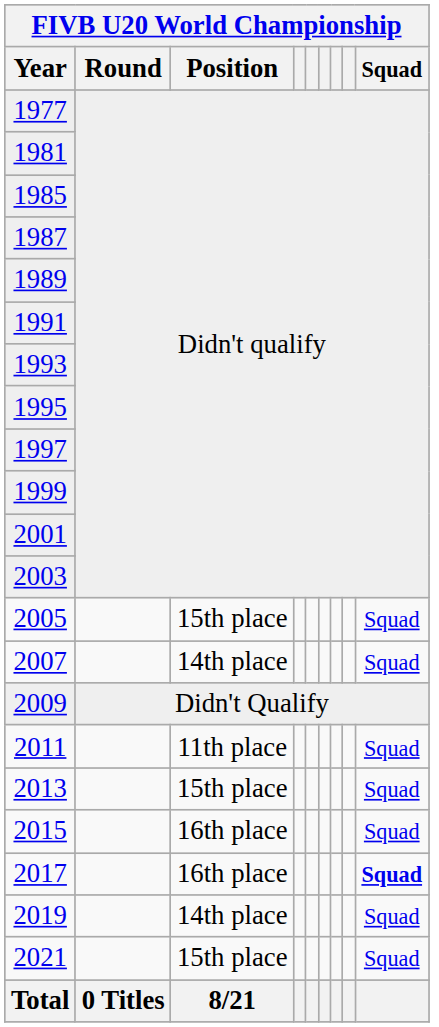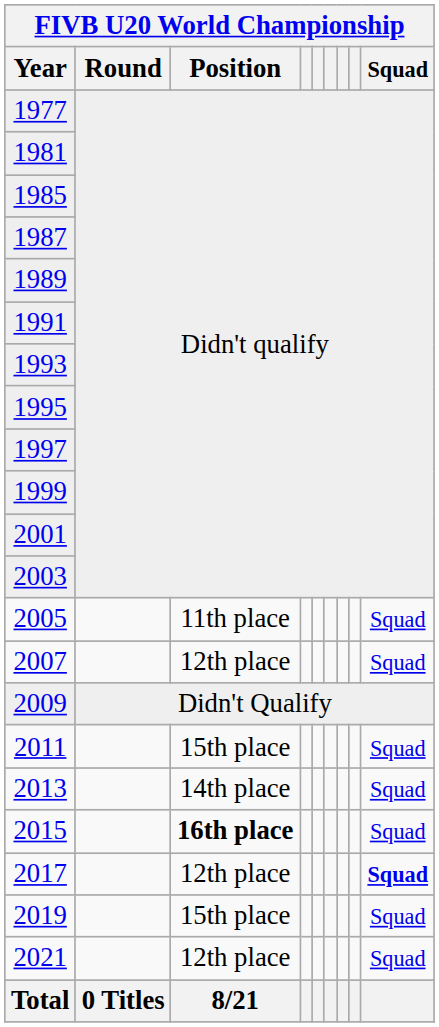(232, 618) 15th place -> (235, 618) 11th place
(232, 661) 14th place -> (235, 661) 12th place
(232, 746) 11th place -> (235, 746) 15th place
(232, 788) 15th place -> (235, 788) 14th place
(232, 830) normal -> (235, 830) bold
(232, 873) 16th place -> (235, 873) 12th place
(232, 915) 14th place -> (235, 915) 15th place
(232, 957) 15th place -> (235, 957) 12th place
